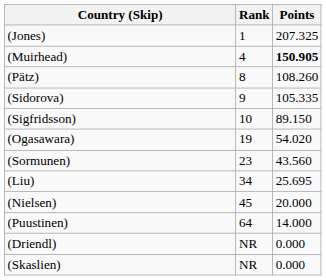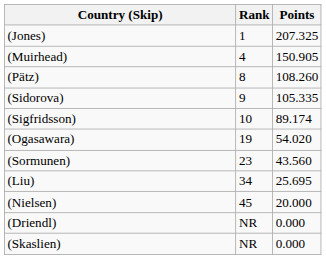(297, 56) bold -> (297, 56) normal
(294, 118) 89.150 -> (294, 118) 89.174
- row: (38, 222)
